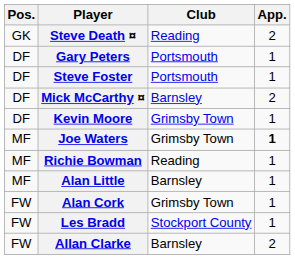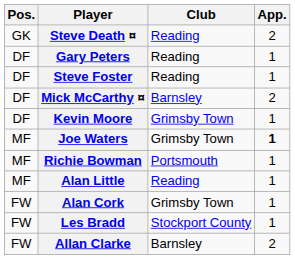(184, 56) Portsmouth -> (175, 56) Reading
(184, 77) Portsmouth -> (175, 77) Reading
(175, 160) Reading -> (184, 160) Portsmouth
(176, 181) Barnsley -> (175, 181) Reading
